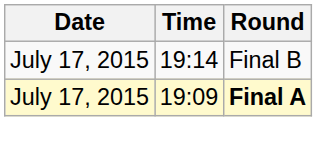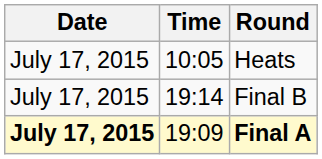+ row: (265, 60)
(80, 97) normal -> (82, 134) bold
